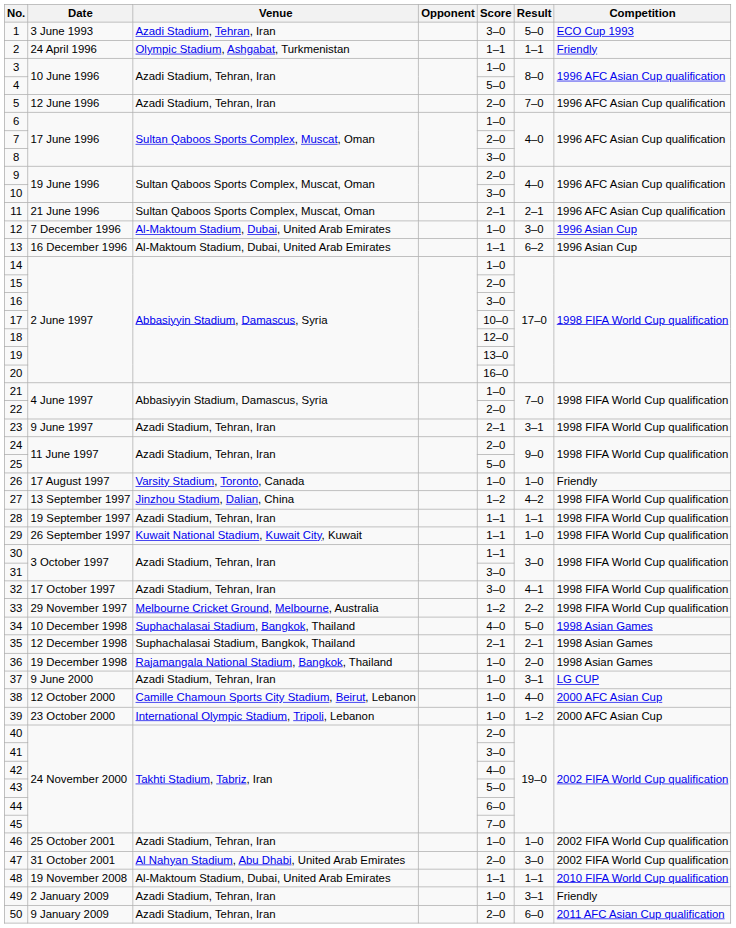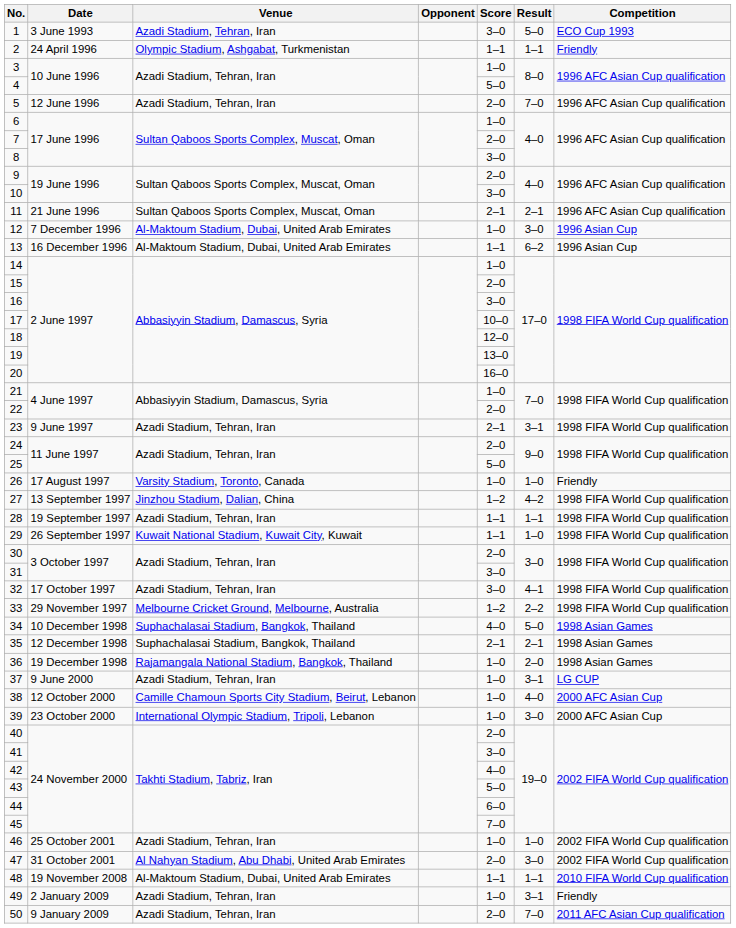(496, 553) 1–1 -> (496, 553) 2–0
(534, 716) 1–2 -> (534, 716) 3–0
(534, 914) 6–0 -> (534, 914) 7–0
